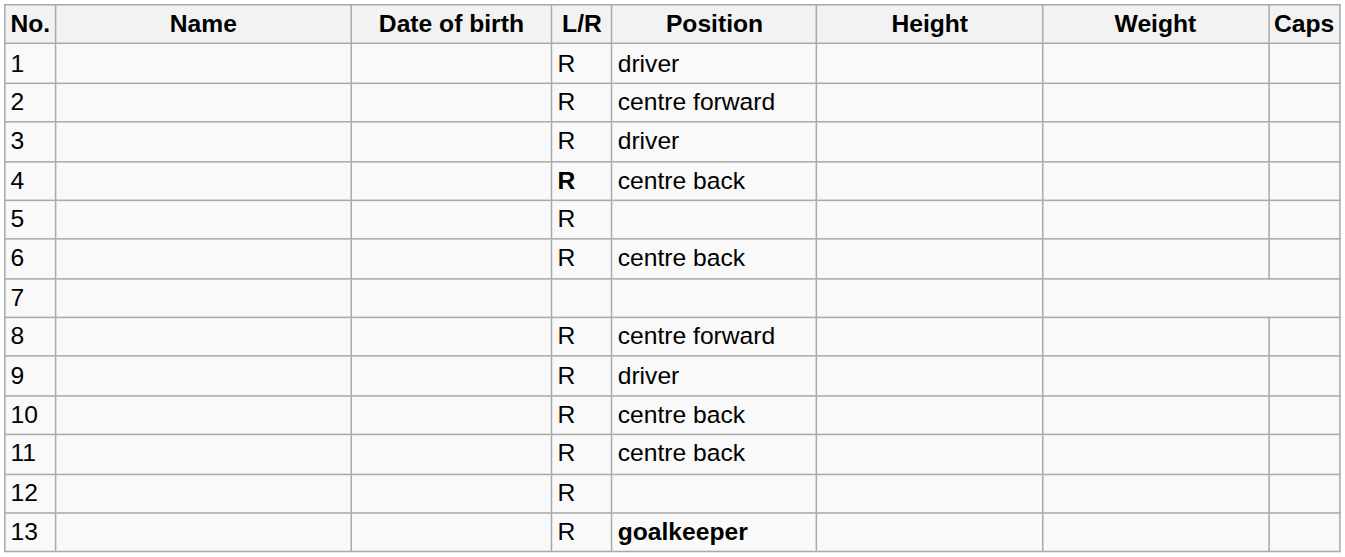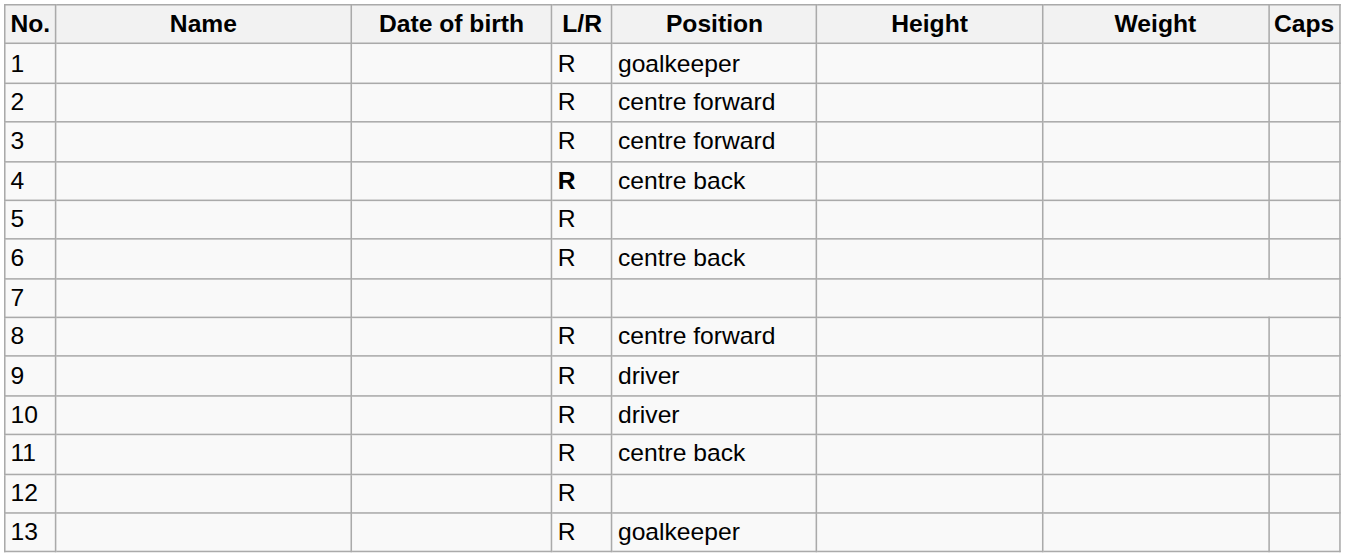(649, 63) driver -> (679, 63) goalkeeper
(649, 141) driver -> (697, 141) centre forward
(681, 414) centre back -> (649, 414) driver
(683, 532) bold -> (679, 532) normal
